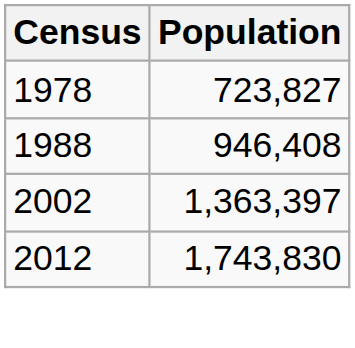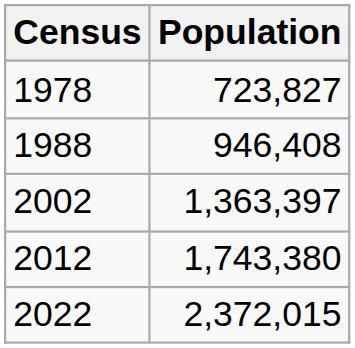(262, 257) 1,743,830 -> (262, 257) 1,743,380
+ row: (53, 314)
